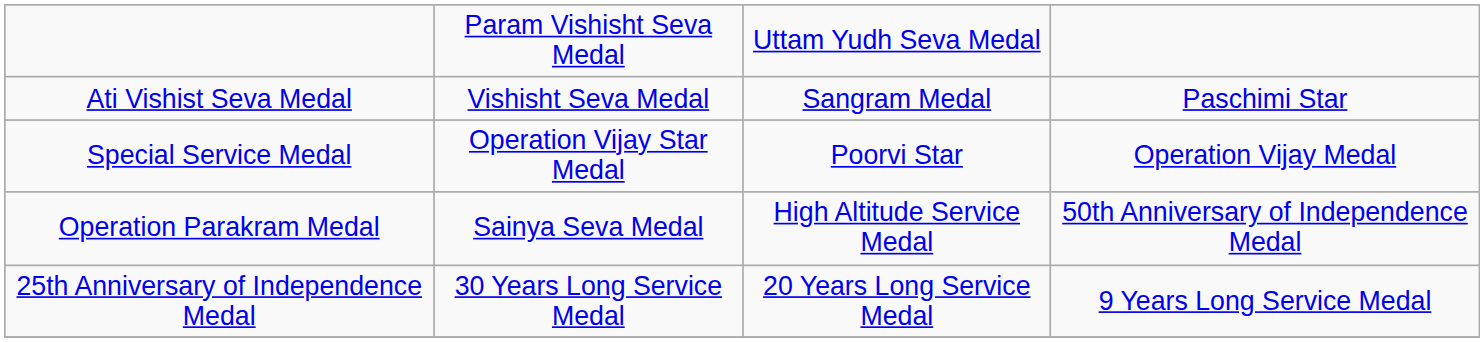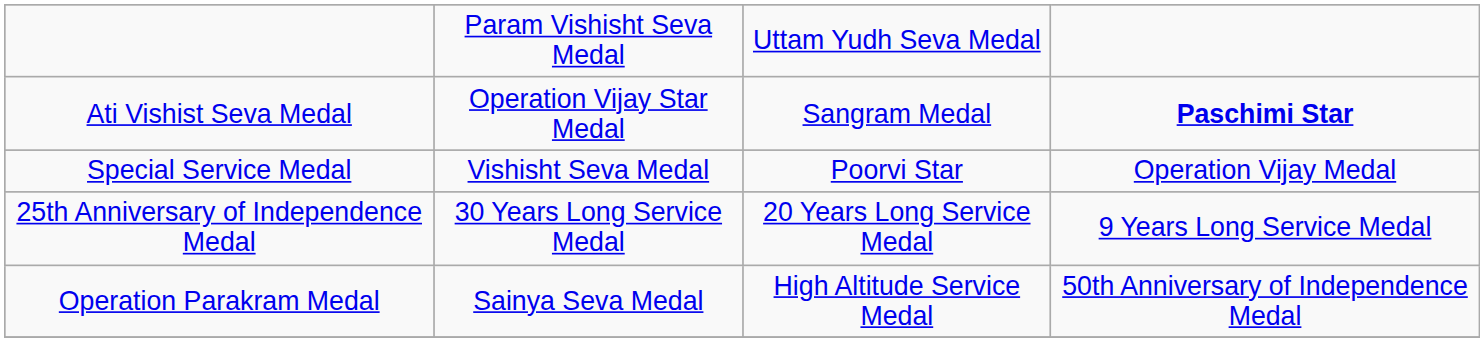(588, 98) Vishisht Seva Medal -> (588, 113) Operation Vijay Star Medal
(1265, 98) normal -> (1265, 113) bold
(588, 155) Operation Vijay Star Medal -> (588, 170) Vishisht Seva Medal
rows swapped: (219, 227) <-> (219, 300)
